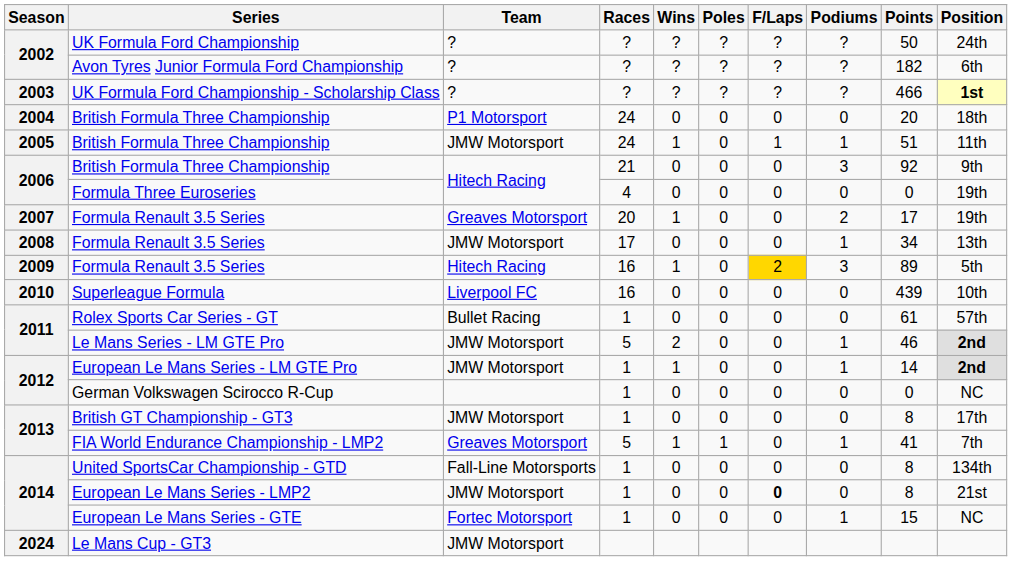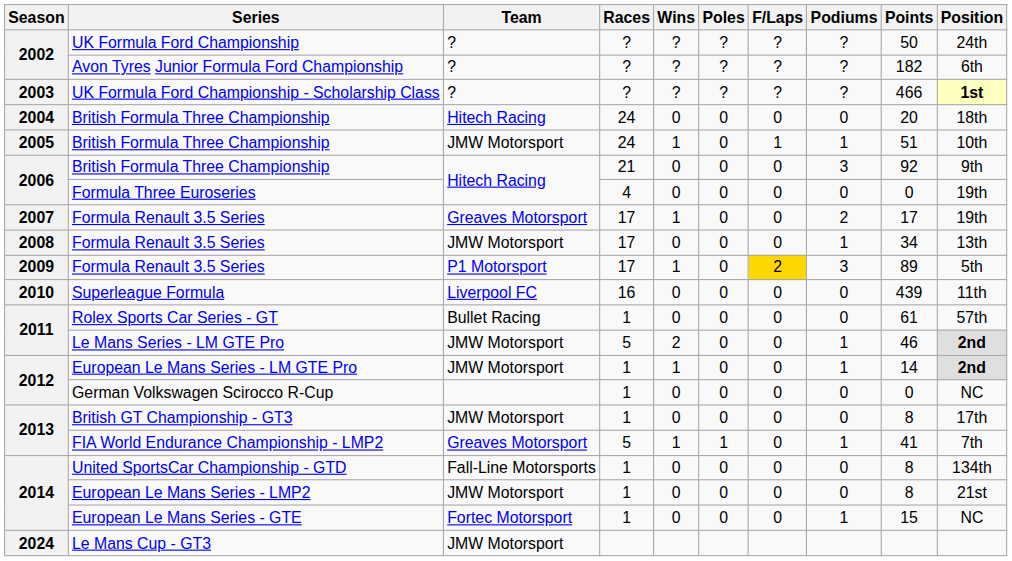(497, 118) P1 Motorsport -> (496, 118) Hitech Racing
(972, 143) 11th -> (972, 143) 10th
(627, 218) 20 -> (627, 218) 17
(496, 268) Hitech Racing -> (497, 268) P1 Motorsport
(627, 268) 16 -> (627, 268) 17
(972, 293) 10th -> (972, 293) 11th
(778, 493) bold -> (778, 493) normal
